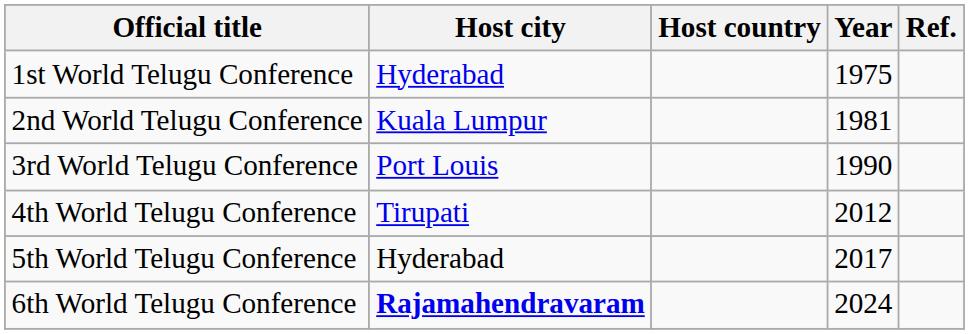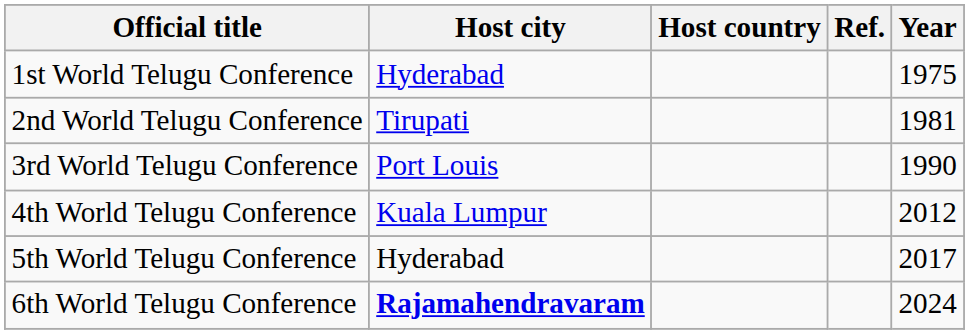columns swapped: (863, 27) <-> (931, 27)
(462, 119) Kuala Lumpur -> (423, 119) Tirupati
(423, 212) Tirupati -> (462, 212) Kuala Lumpur
